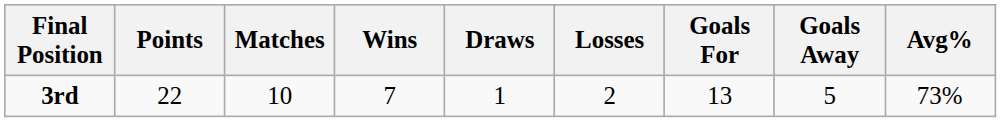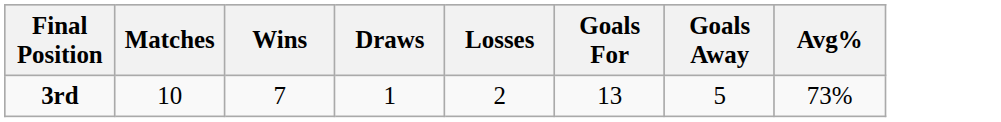- column: (170, 39)
